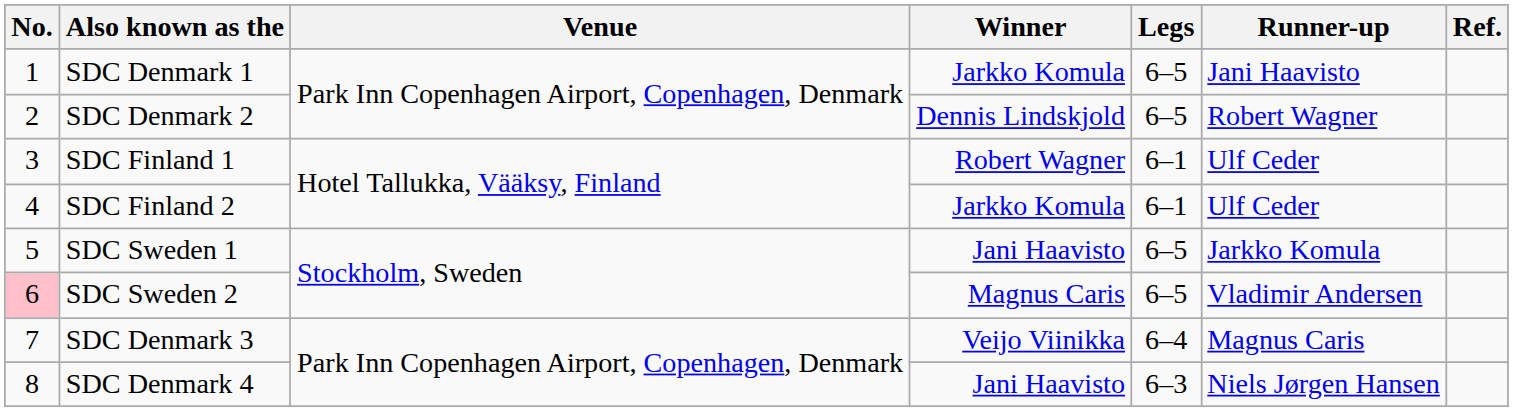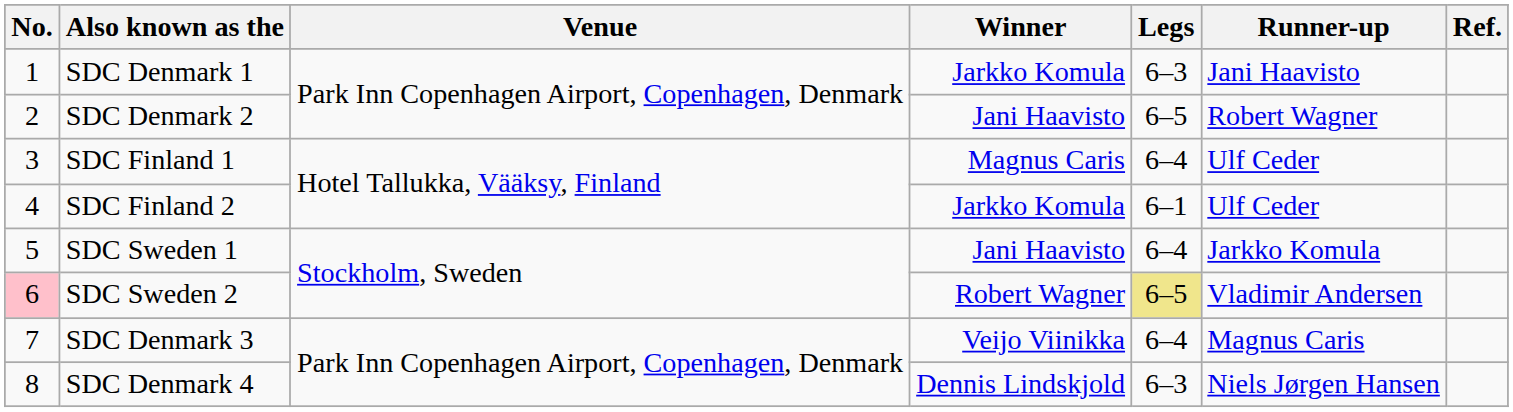(1166, 71) 6–5 -> (1166, 71) 6–3
(1021, 116) Dennis Lindskjold -> (1049, 116) Jani Haavisto
(1040, 160) Robert Wagner -> (1046, 160) Magnus Caris
(1166, 160) 6–1 -> (1166, 160) 6–4
(1166, 250) 6–5 -> (1166, 250) 6–4
(1046, 294) Magnus Caris -> (1040, 294) Robert Wagner
(1166, 294) no background -> (1166, 294) khaki background
(1049, 384) Jani Haavisto -> (1021, 384) Dennis Lindskjold
